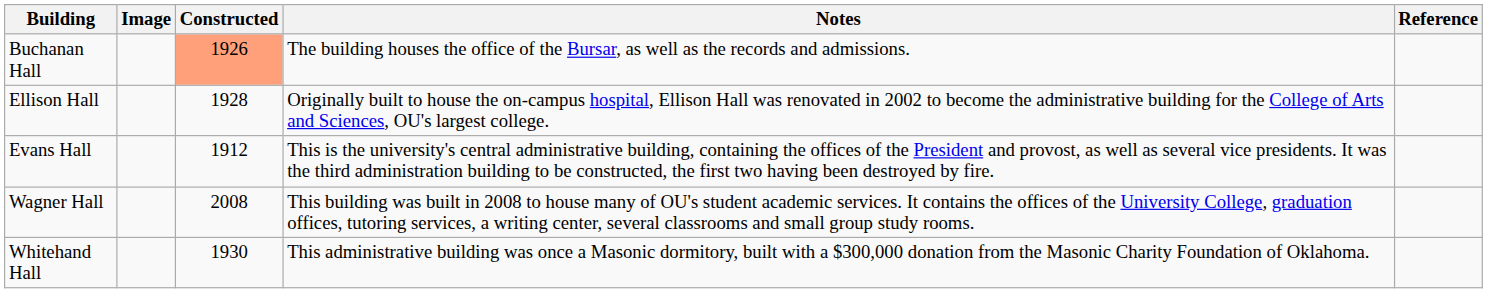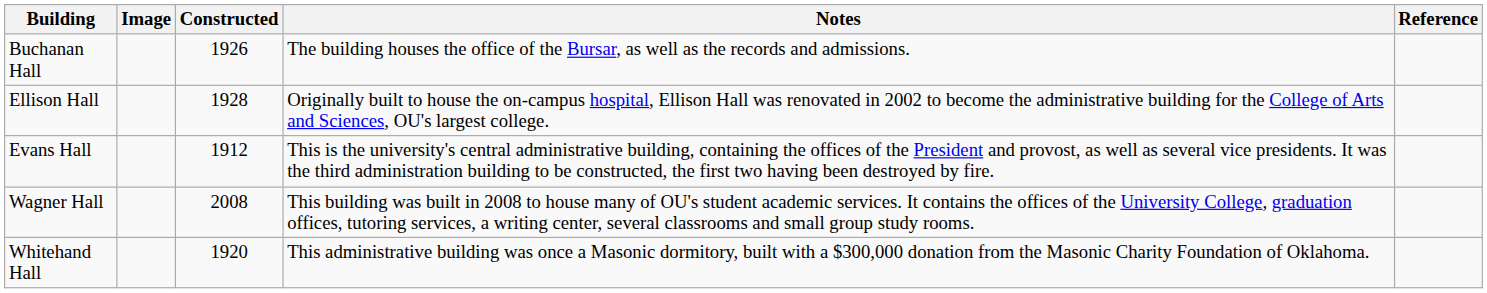(229, 49) lightsalmon background -> (229, 49) no background
(229, 252) 1930 -> (229, 252) 1920
